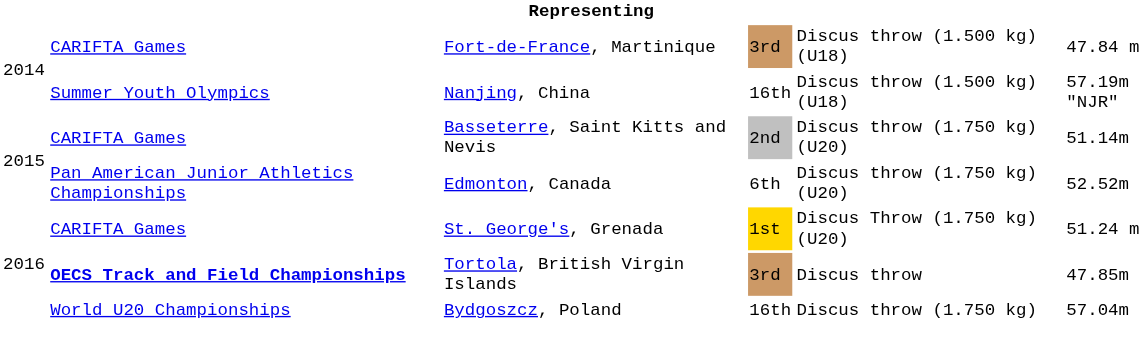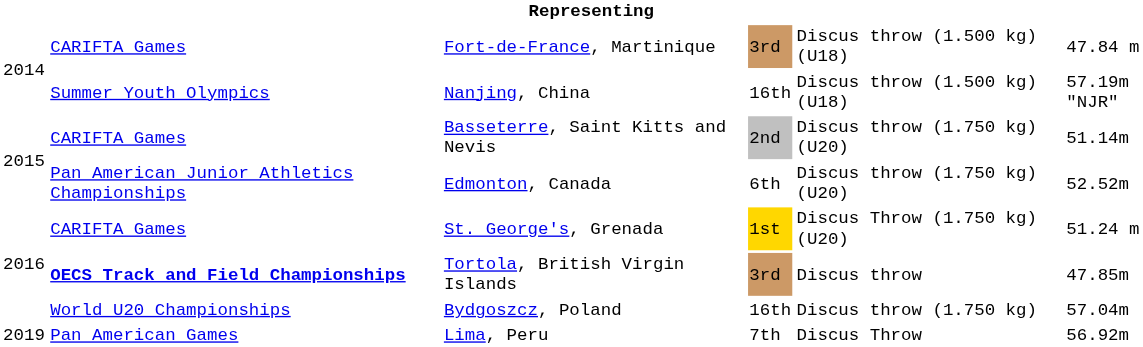+ row: (496, 335)
